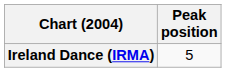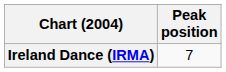(189, 55) 5 -> (189, 55) 7
